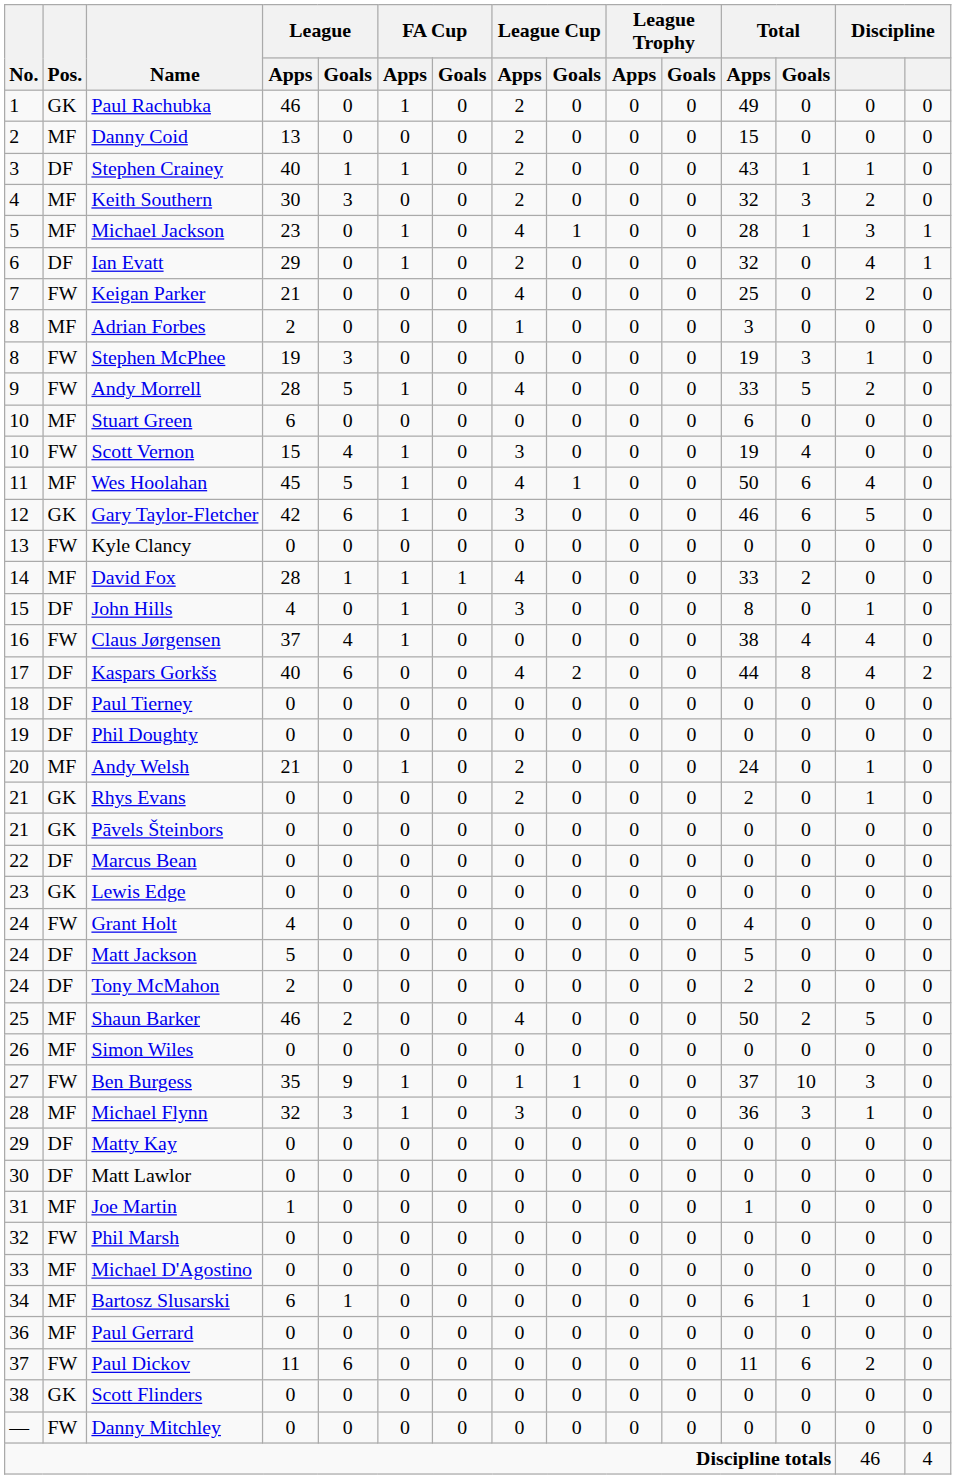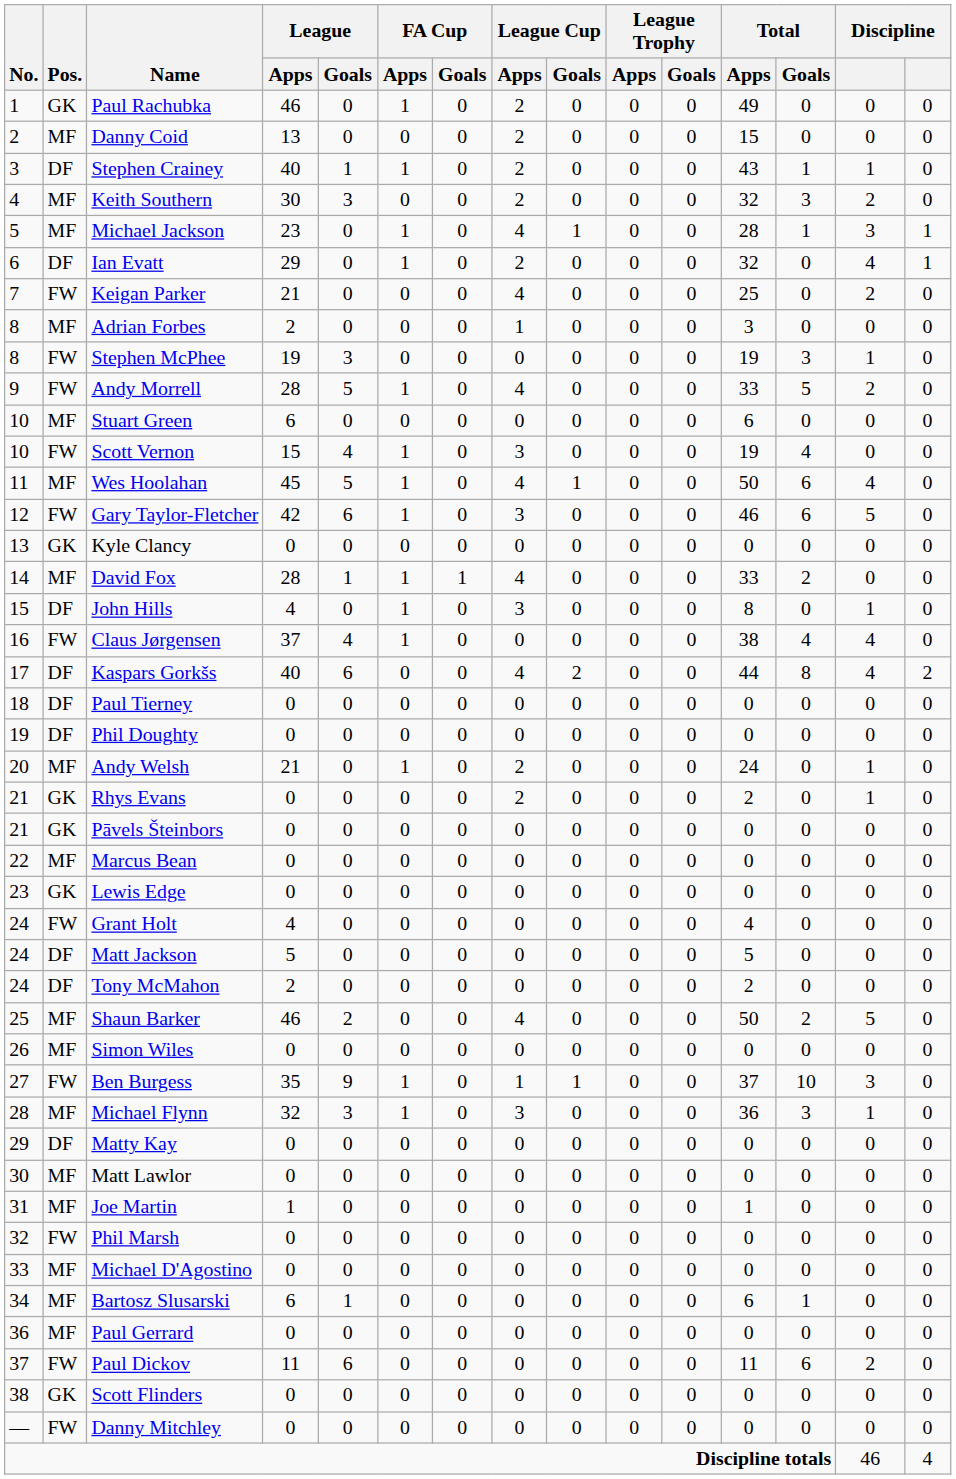(62, 514) GK -> (62, 514) FW
(62, 545) FW -> (62, 545) GK
(60, 860) DF -> (62, 860) MF
(60, 1175) DF -> (62, 1175) MF
